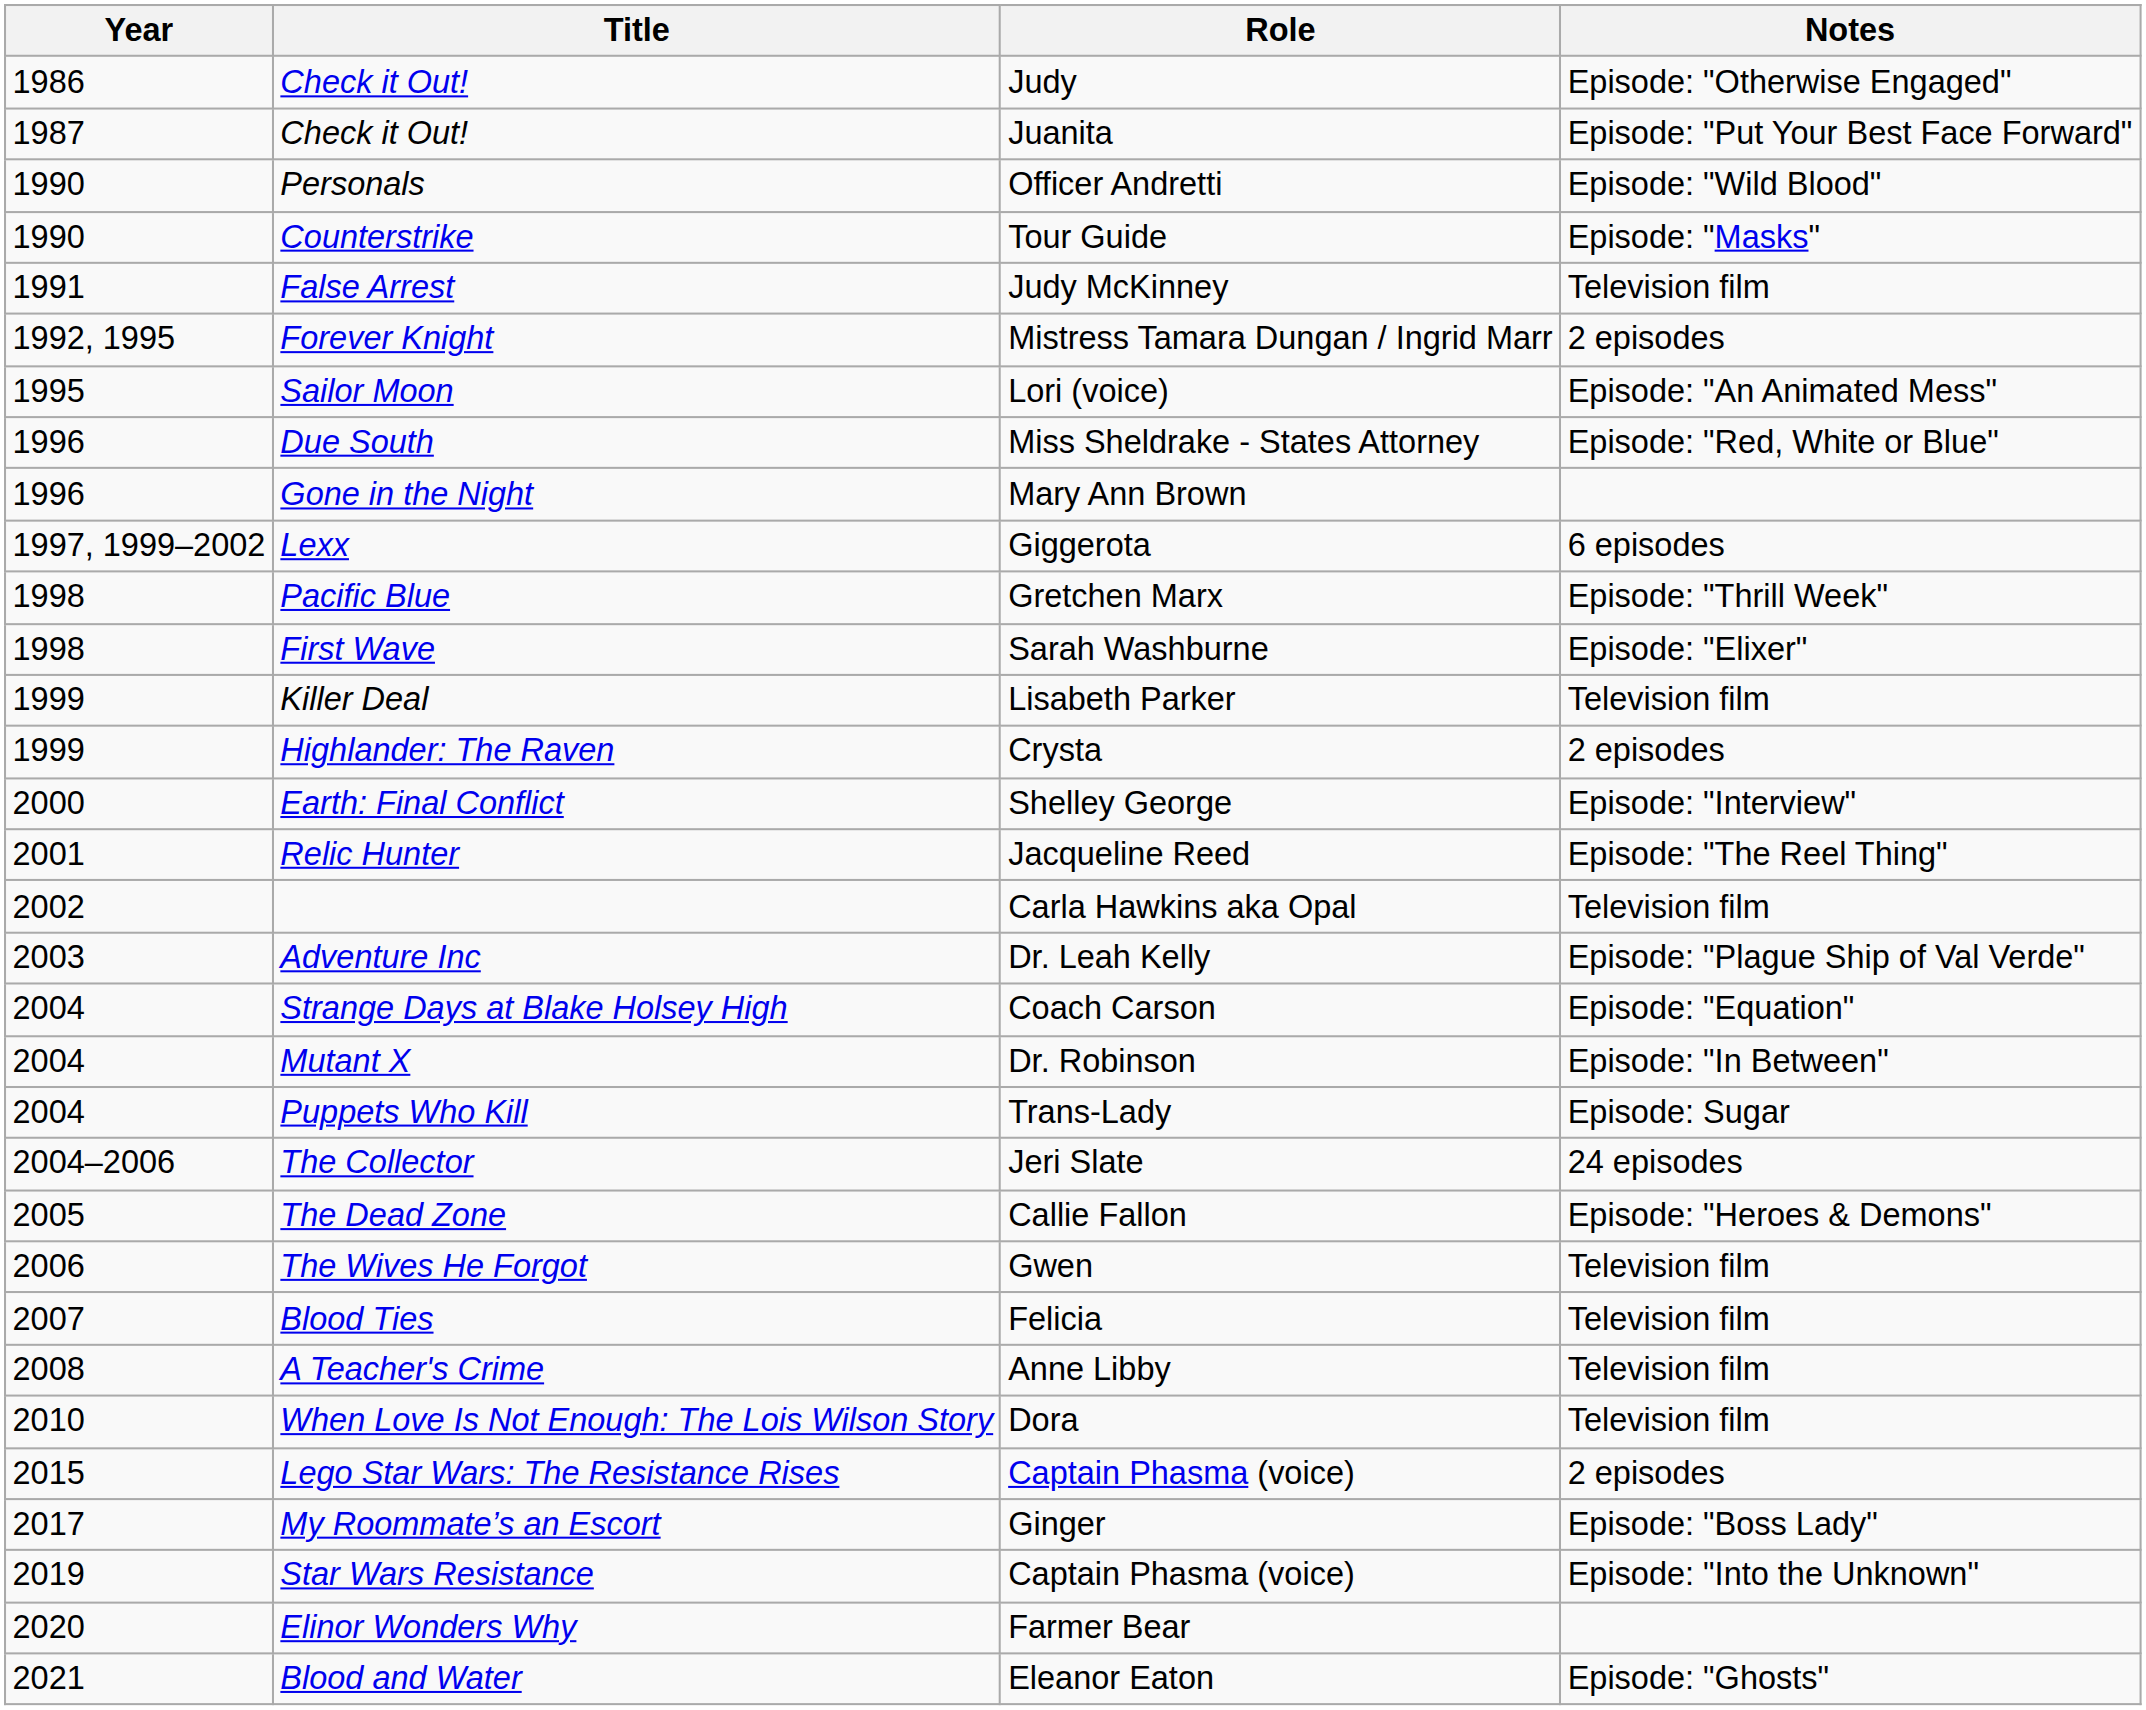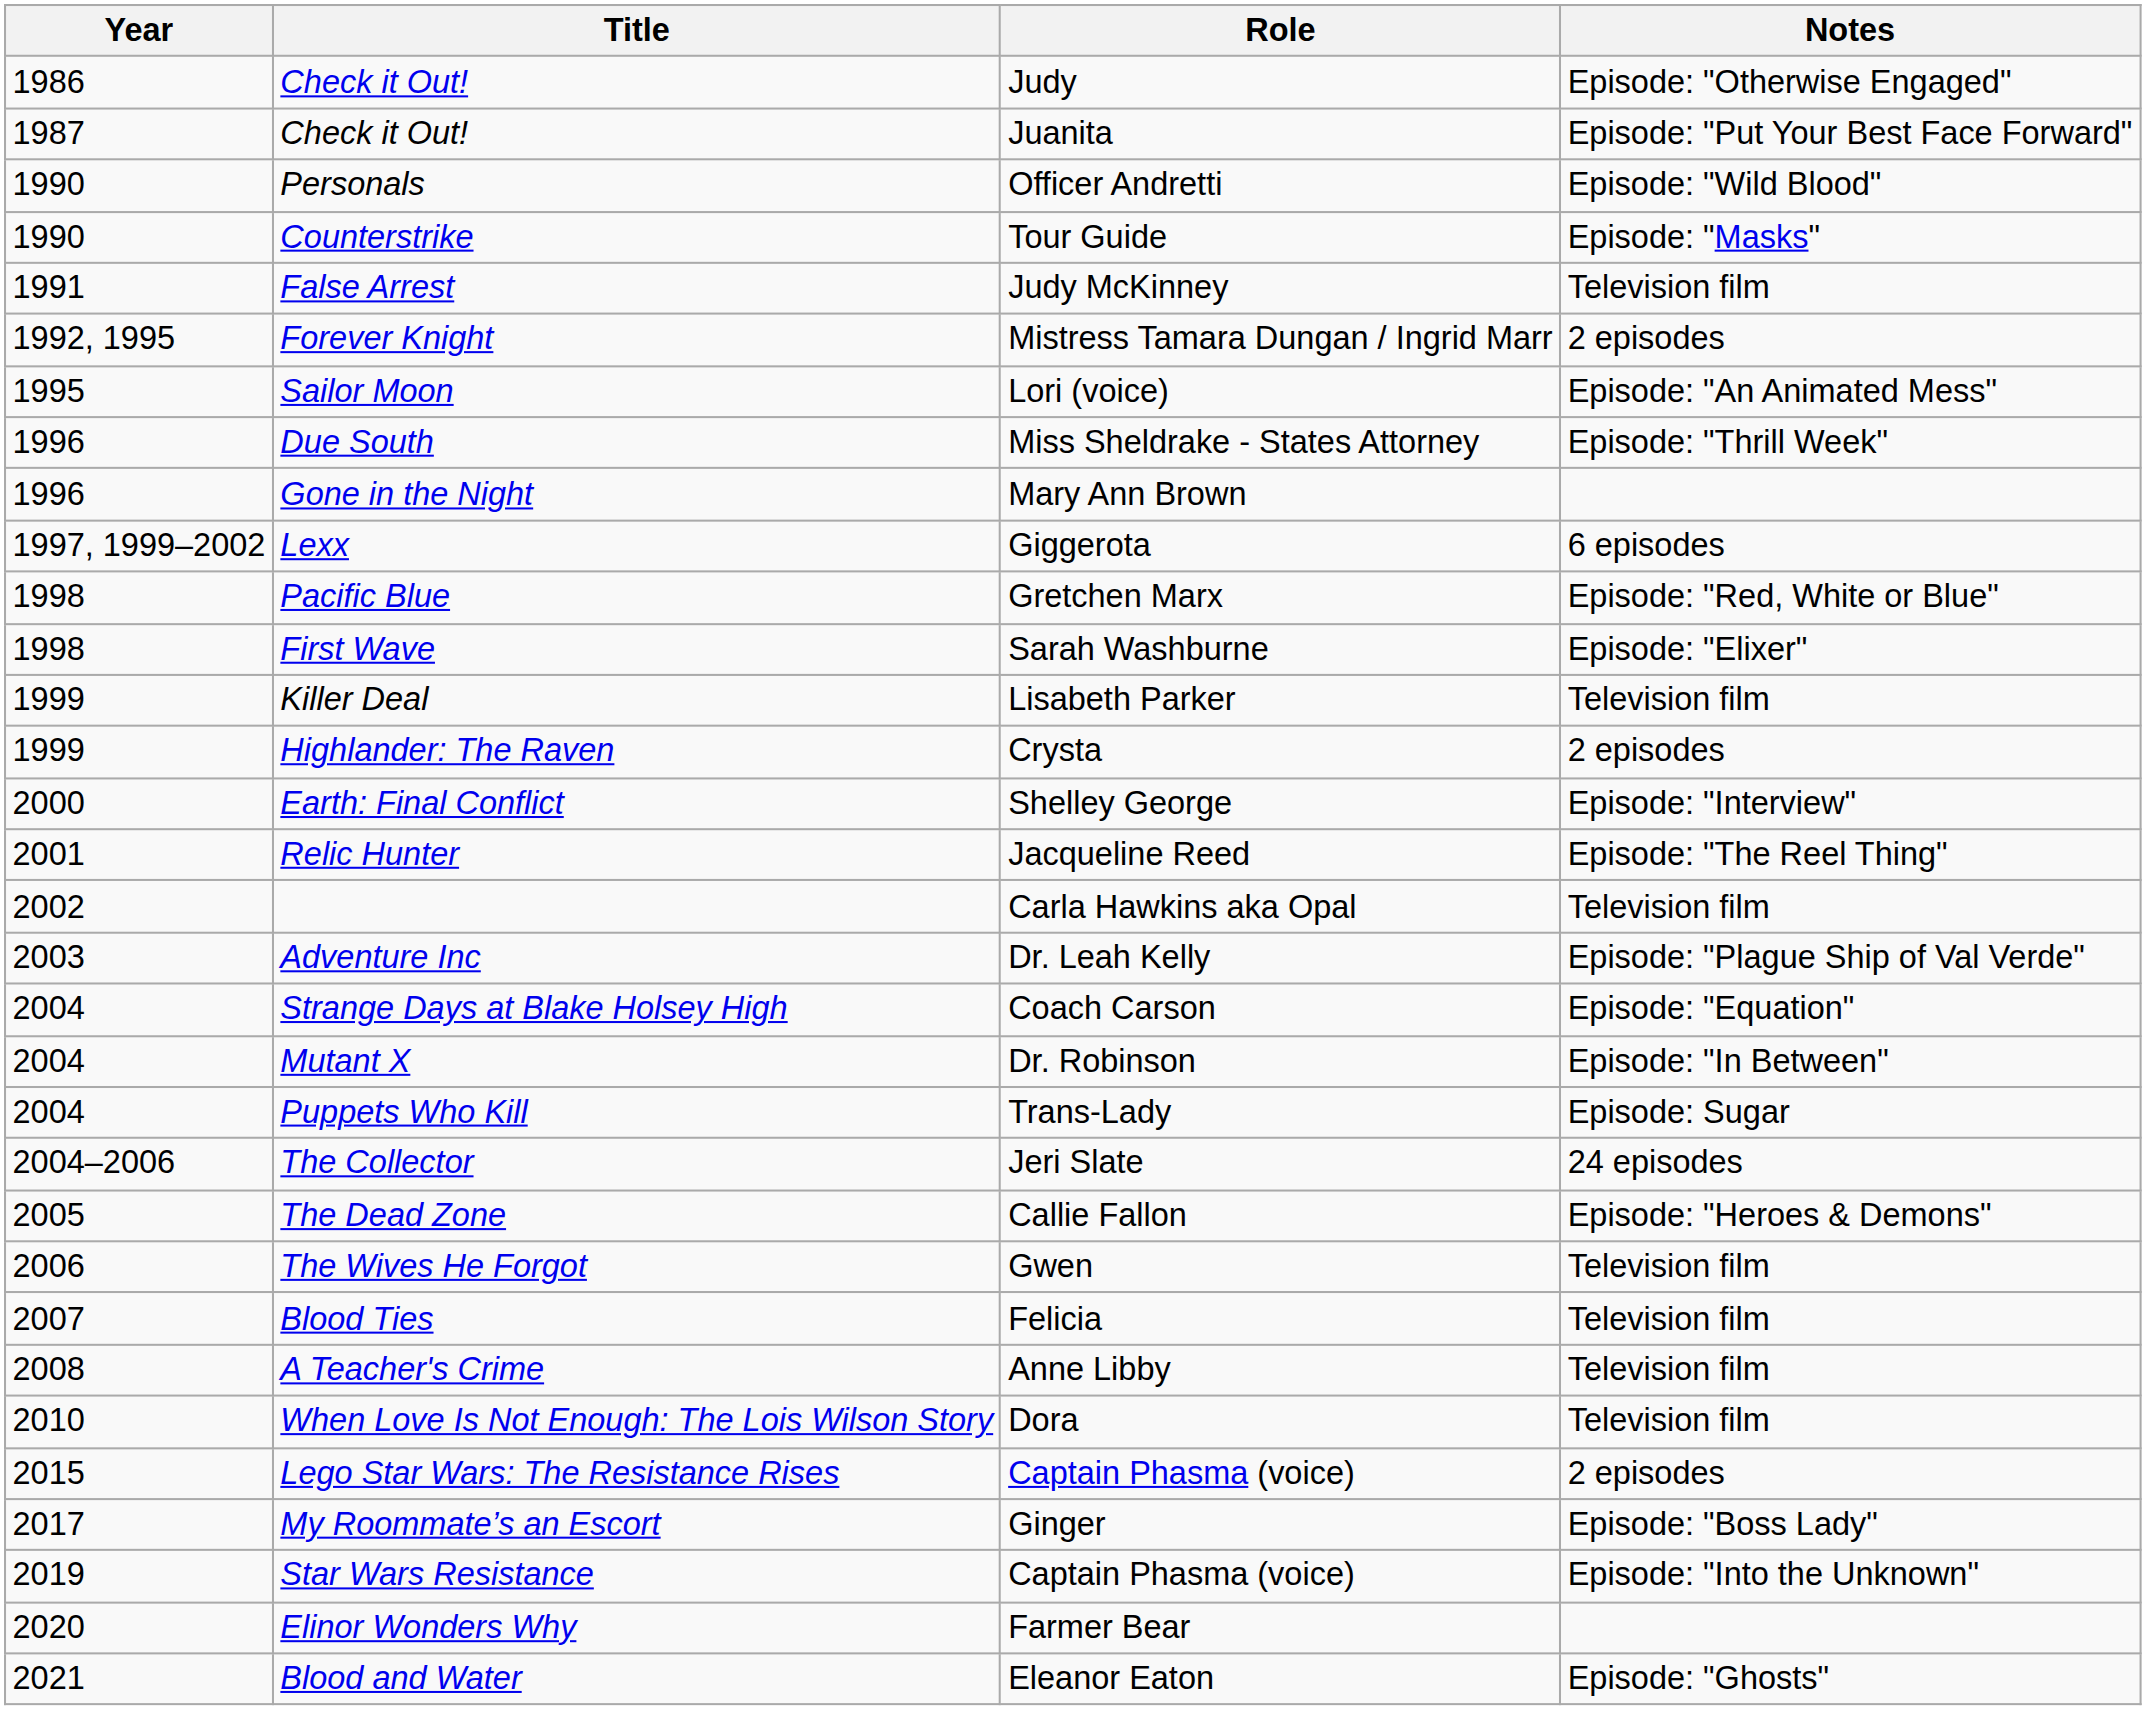(1783, 442) Episode: "Red, White or Blue" -> (1728, 442) Episode: "Thrill Week"
(1728, 596) Episode: "Thrill Week" -> (1783, 596) Episode: "Red, White or Blue"
